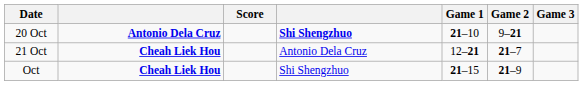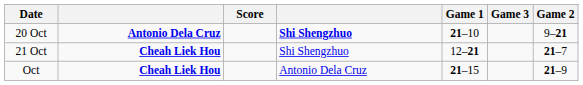columns swapped: (510, 14) <-> (556, 14)
(323, 52) Antonio Dela Cruz -> (314, 52) Shi Shengzhuo
(314, 71) Shi Shengzhuo -> (323, 71) Antonio Dela Cruz
